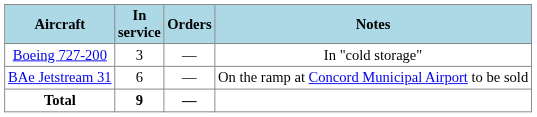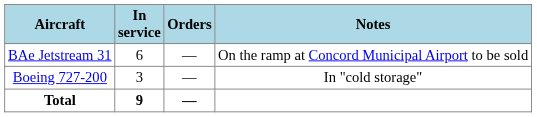rows swapped: (60, 77) <-> (60, 55)
